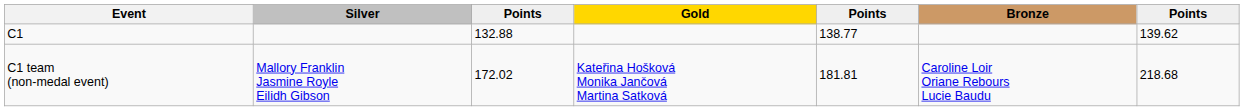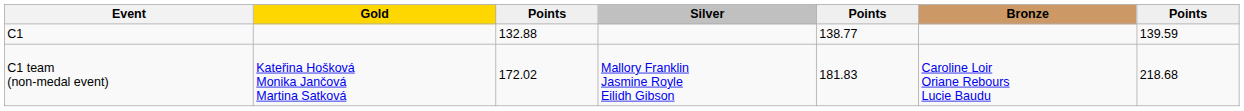columns swapped: (695, 14) <-> (363, 14)
(1159, 34) 139.62 -> (1159, 34) 139.59
(838, 75) 181.81 -> (838, 75) 181.83
